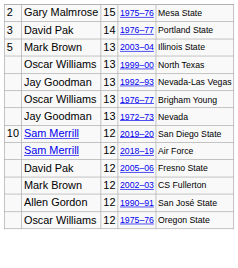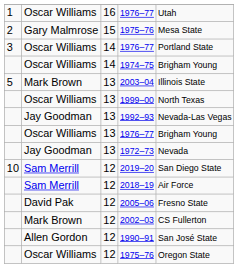+ row: (10, 13)
(49, 30) David Pak -> (60, 47) Oscar Williams
+ row: (13, 65)
